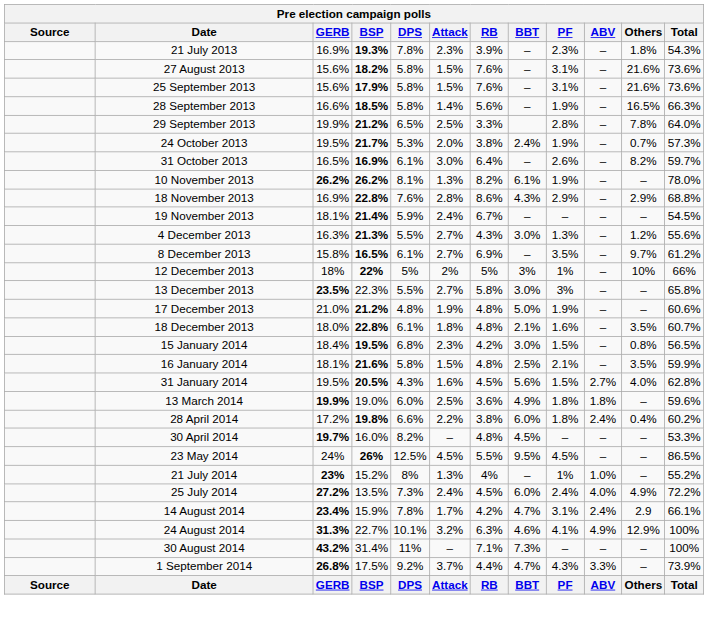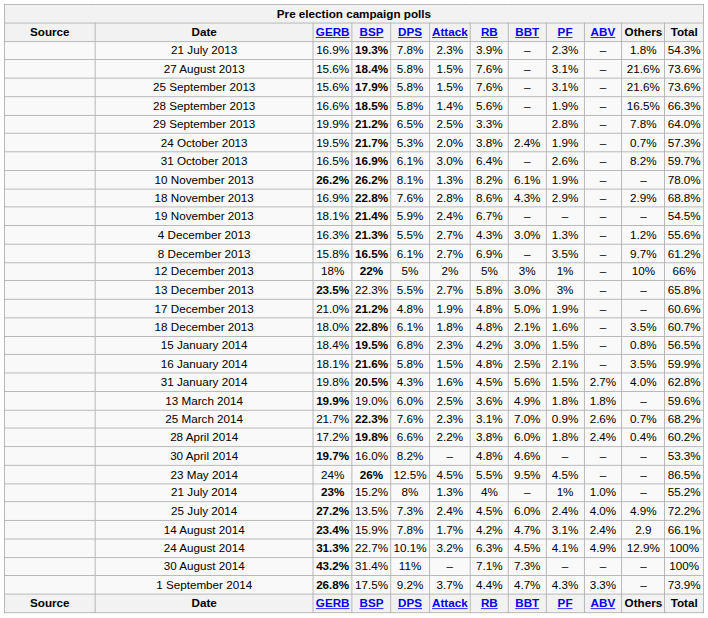(371, 69) 18.2% -> (371, 69) 18.4%
(333, 383) 19.5% -> (333, 383) 19.8%
+ row: (204, 419)
(527, 438) 4.5% -> (527, 456) 4.6%
(527, 530) 4.6% -> (527, 548) 4.5%
